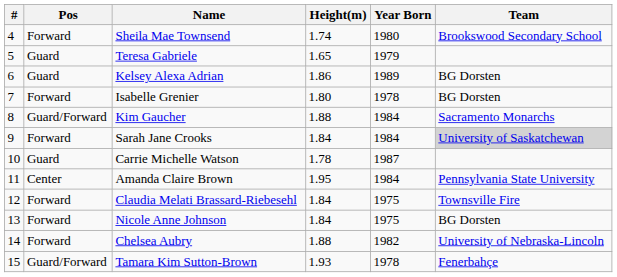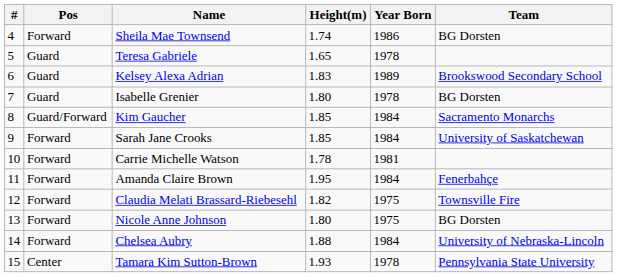(386, 35) 1980 -> (386, 35) 1986
(520, 35) Brookswood Secondary School -> (469, 35) BG Dorsten
(386, 55) 1979 -> (386, 55) 1978
(320, 76) 1.86 -> (320, 76) 1.83
(469, 76) BG Dorsten -> (520, 76) Brookswood Secondary School
(49, 96) Forward -> (43, 96) Guard
(320, 117) 1.88 -> (320, 117) 1.85
(320, 138) 1.84 -> (320, 138) 1.85
(511, 138) lightgrey background -> (511, 138) no background
(43, 158) Guard -> (49, 158) Forward
(386, 158) 1987 -> (386, 158) 1981
(44, 179) Center -> (49, 179) Forward
(516, 179) Pennsylvania State University -> (468, 179) Fenerbahçe
(320, 199) 1.84 -> (320, 199) 1.82
(320, 220) 1.84 -> (320, 220) 1.80
(386, 240) 1982 -> (386, 240) 1984
(67, 261) Guard/Forward -> (44, 261) Center
(468, 261) Fenerbahçe -> (516, 261) Pennsylvania State University
